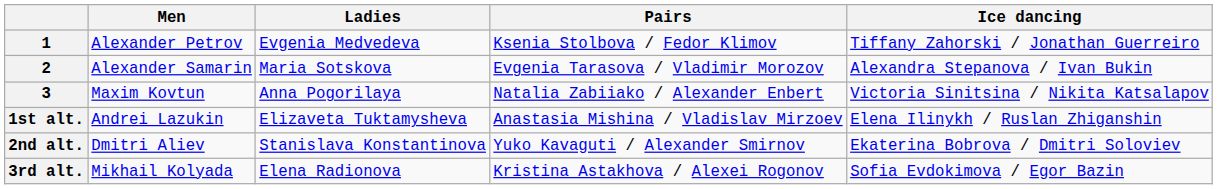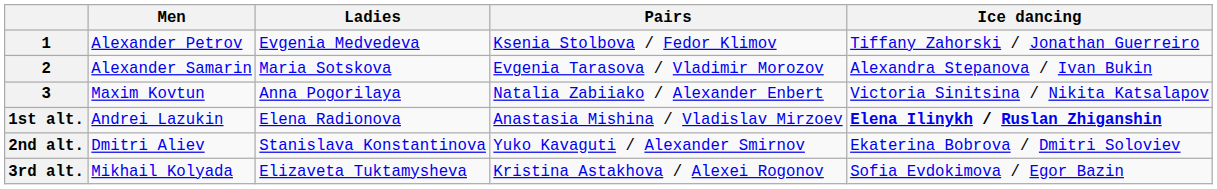(363, 120) Elizaveta Tuktamysheva -> (330, 120) Elena Radionova
(1006, 120) normal -> (1006, 120) bold
(330, 171) Elena Radionova -> (363, 171) Elizaveta Tuktamysheva
